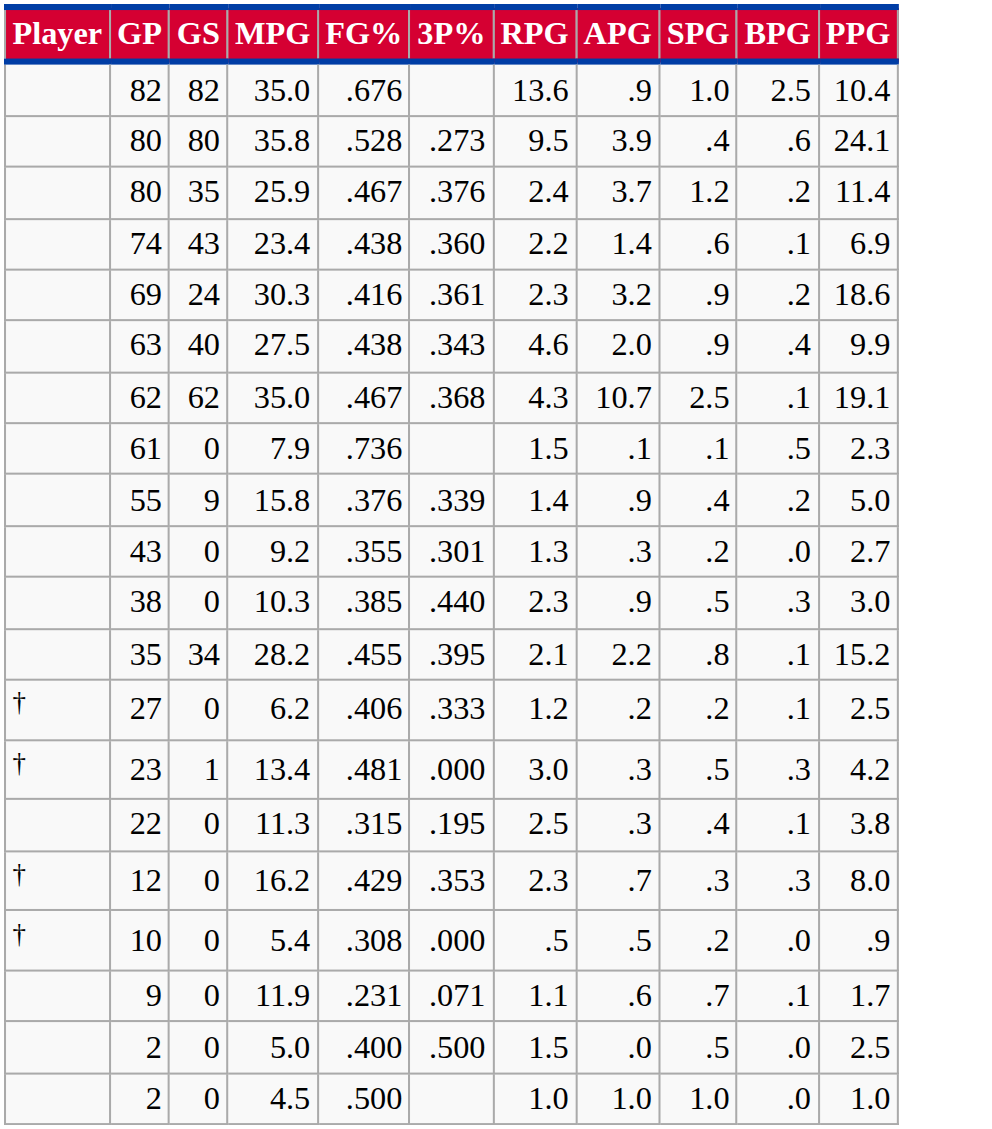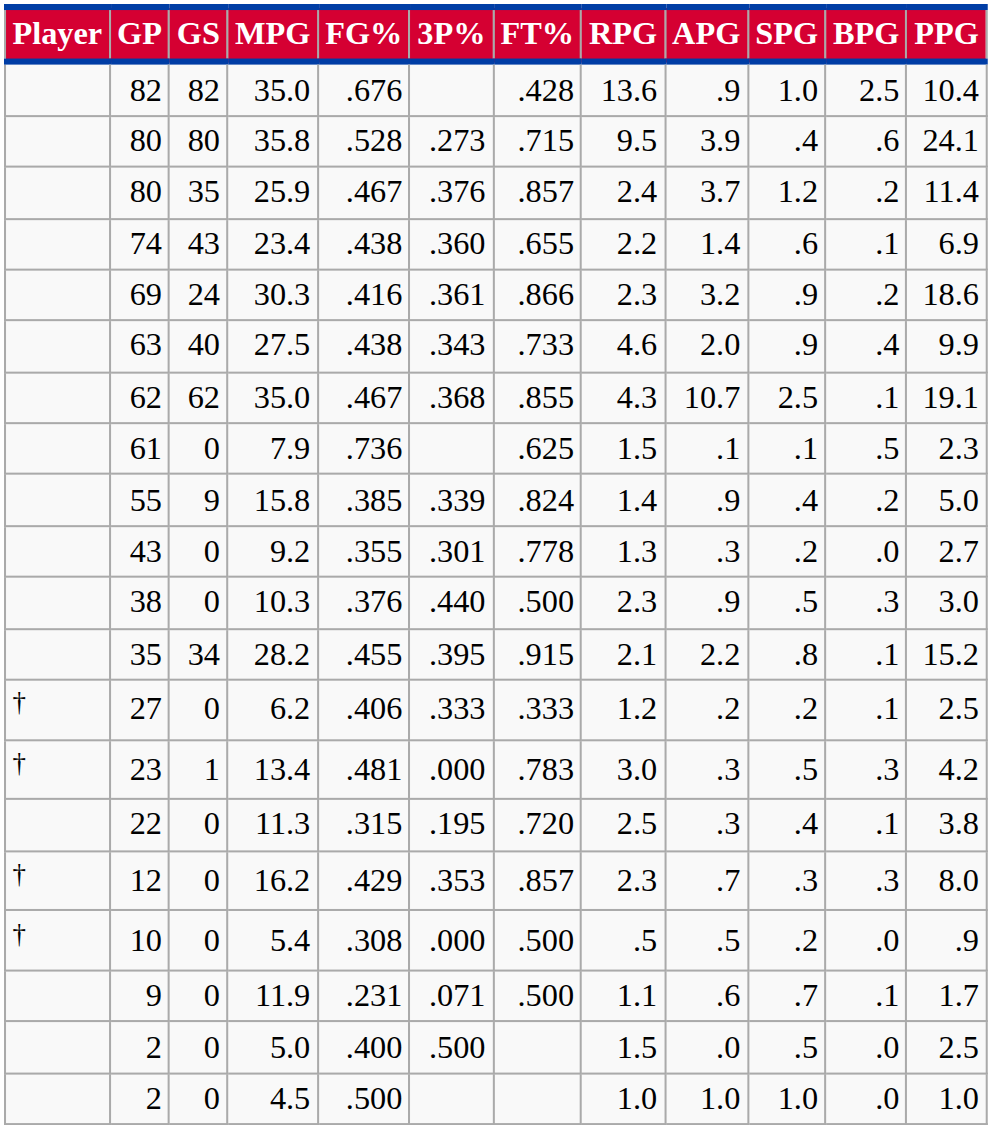+ column: (537, 34)
(374, 499) .376 -> (374, 499) .385
(374, 602) .385 -> (374, 602) .376
